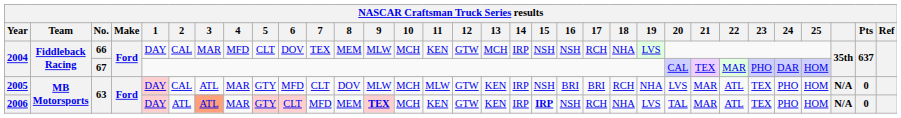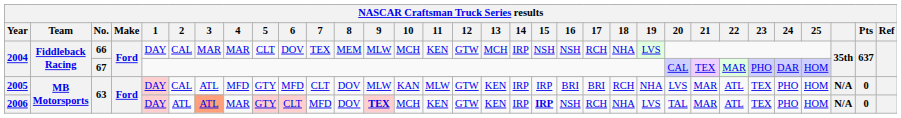(238, 49) MFD -> (238, 49) MAR
(238, 85) MAR -> (238, 85) MFD
(408, 85) MCH -> (408, 85) KAN
(544, 85) NSH -> (544, 85) IRP
(349, 103) MEM -> (349, 103) DOV
